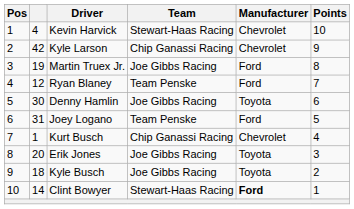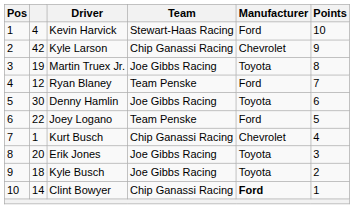(262, 30) Chevrolet -> (250, 30) Ford
(250, 66) Ford -> (255, 66) Toyota
(38, 119) 31 -> (38, 119) 22
(182, 189) Stewart-Haas Racing -> (182, 189) Chip Ganassi Racing
